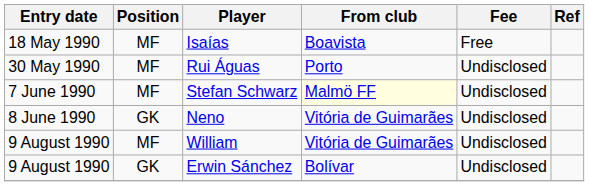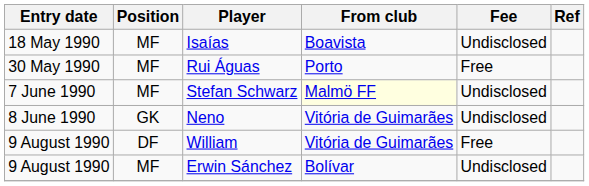(477, 42) Free -> (504, 42) Undisclosed
(504, 67) Undisclosed -> (477, 67) Free
(148, 142) MF -> (148, 142) DF
(504, 142) Undisclosed -> (477, 142) Free
(148, 167) GK -> (148, 167) MF
